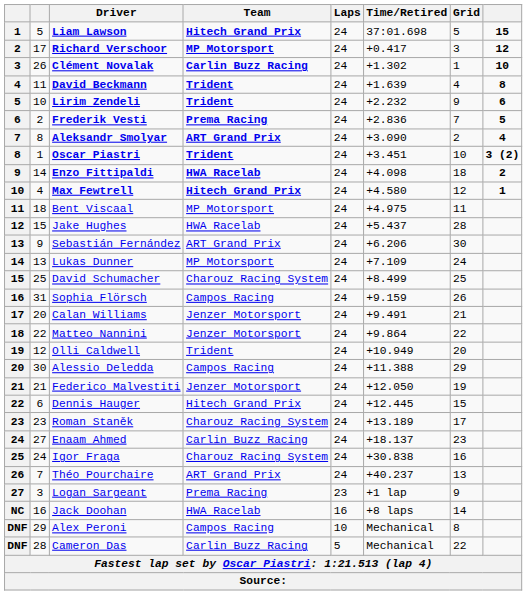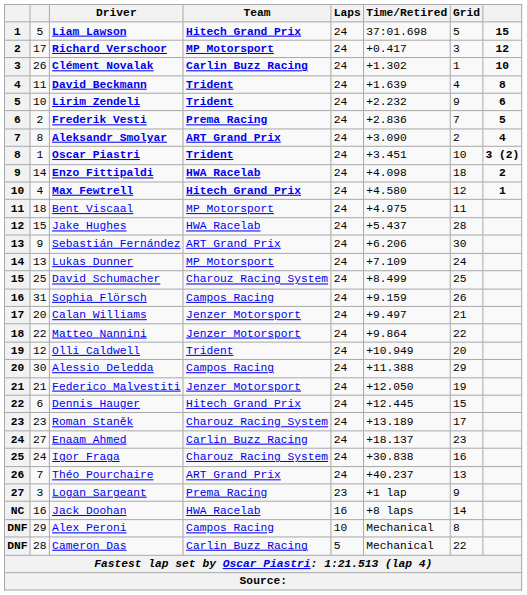(386, 315) +9.491 -> (386, 315) +9.497
